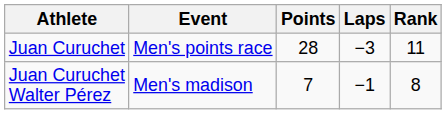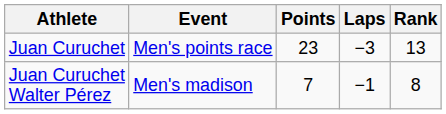(308, 47) 28 -> (308, 47) 23
(416, 47) 11 -> (416, 47) 13
